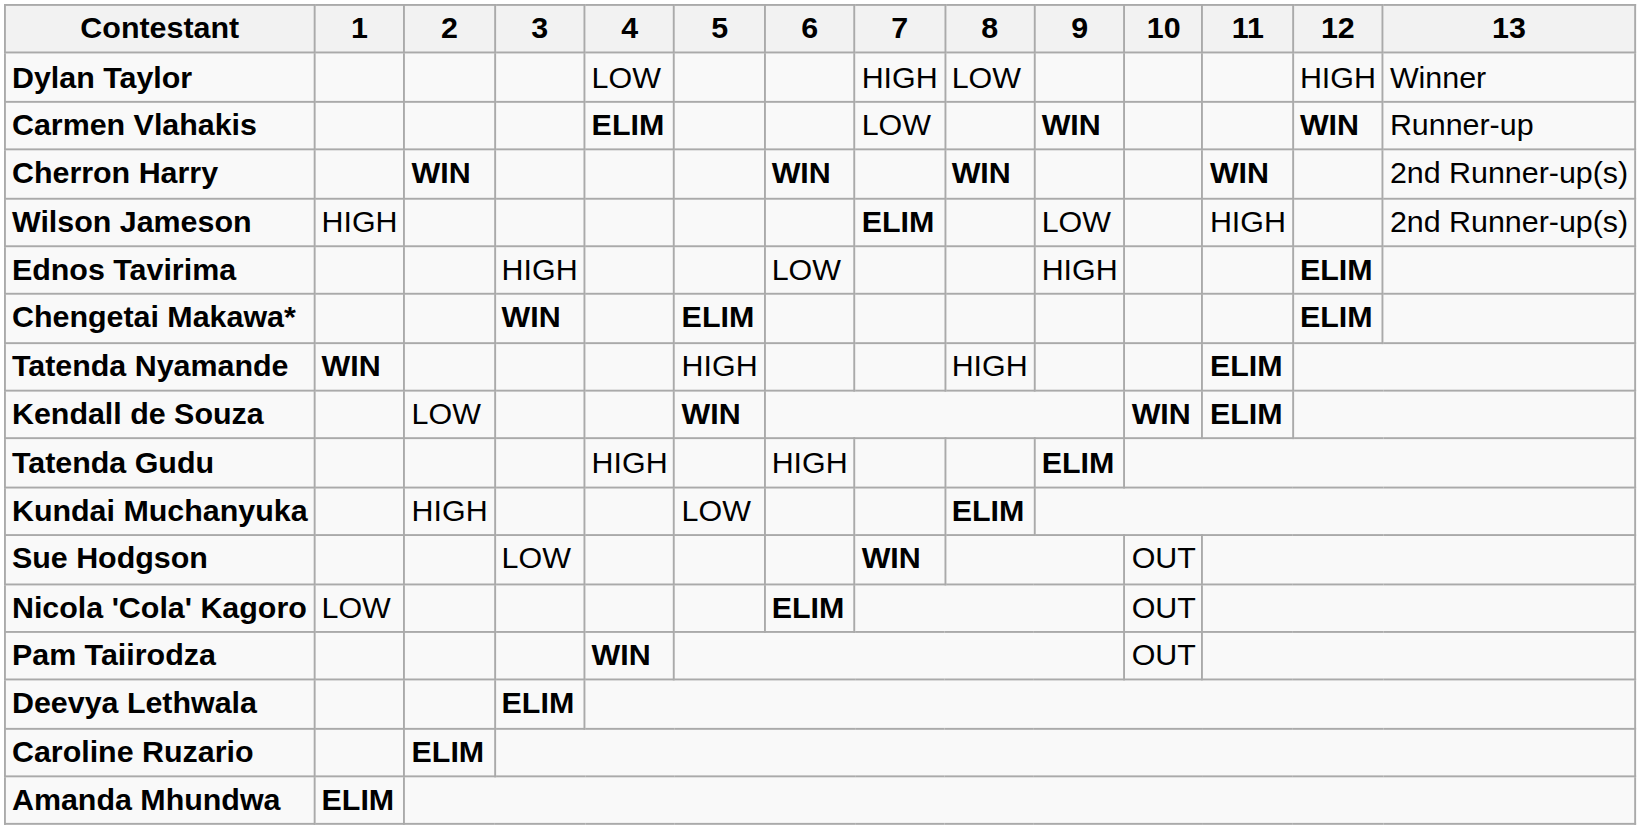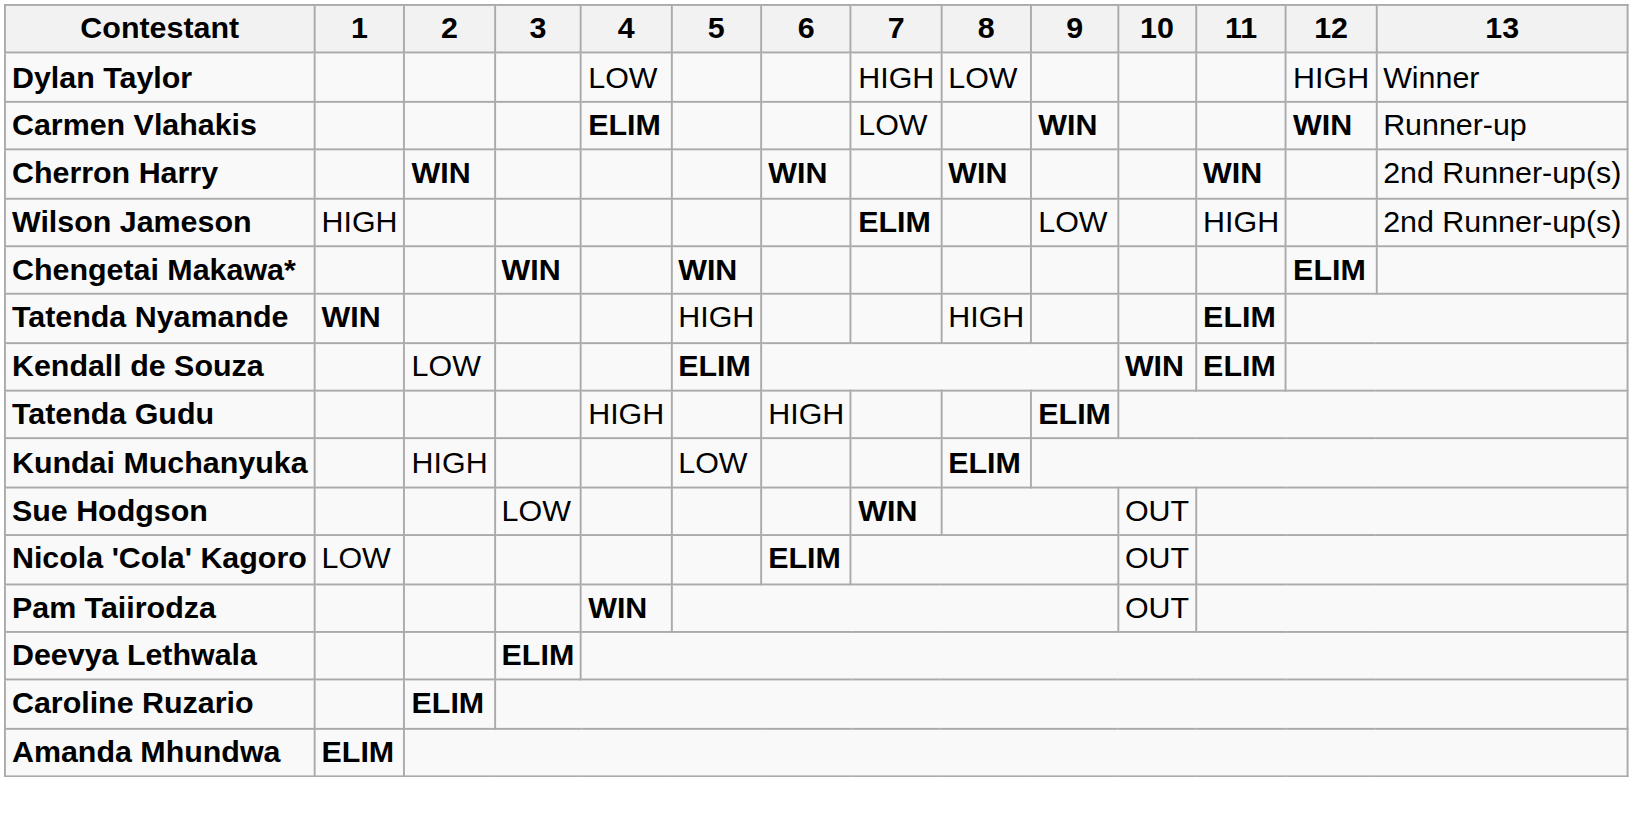- row: (124, 269)
(718, 317) ELIM -> (708, 269) WIN
(711, 414) WIN -> (715, 366) ELIM
